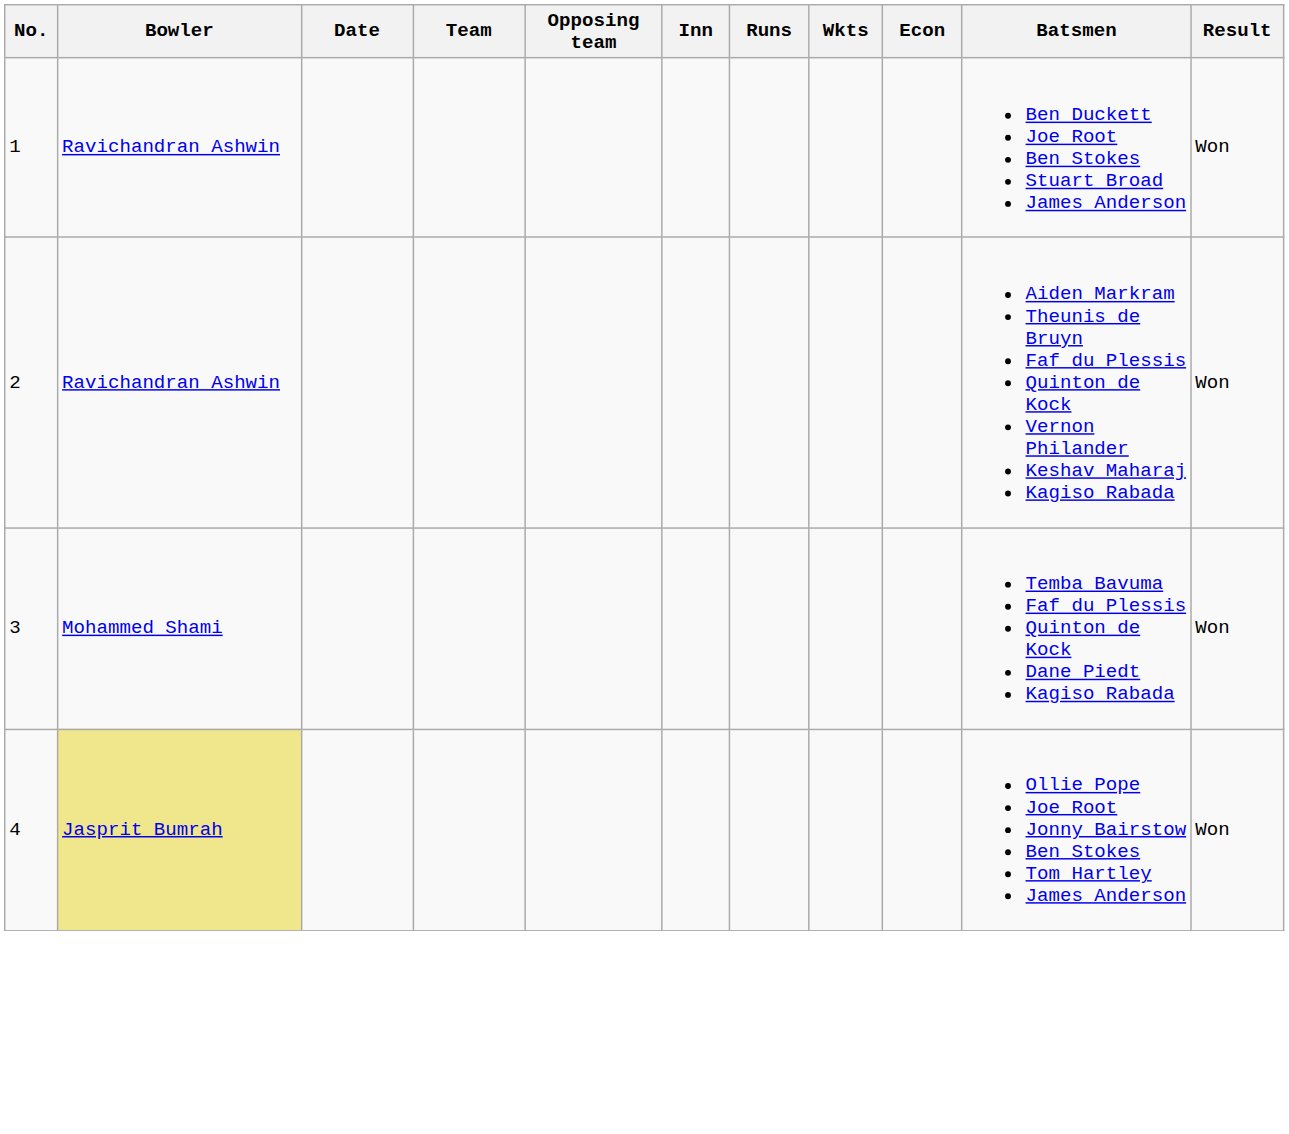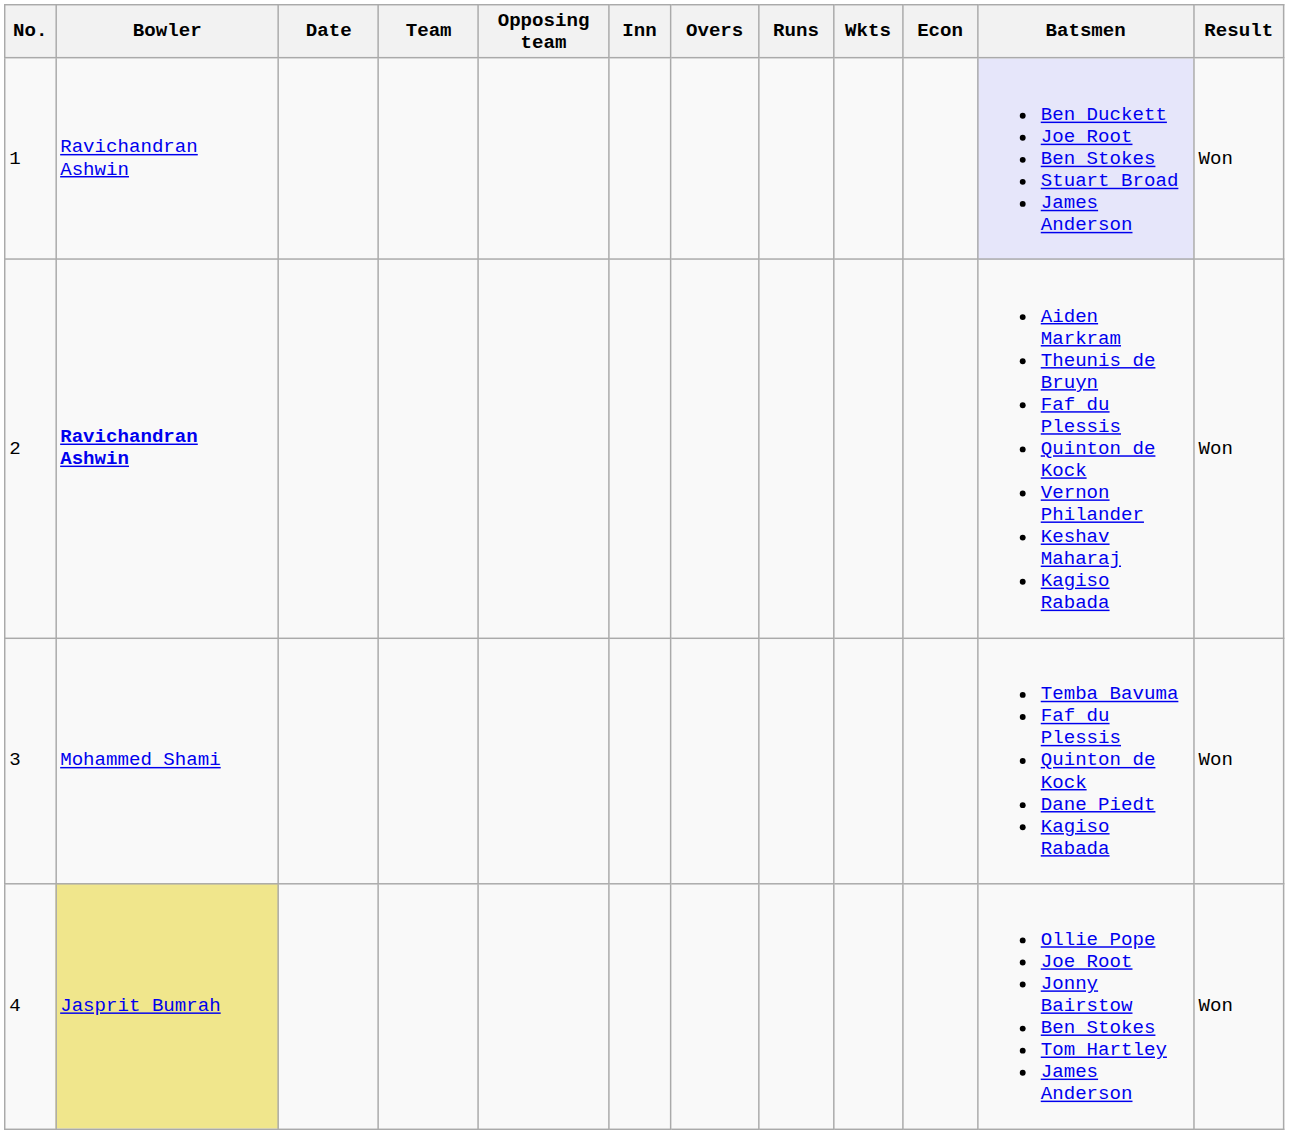+ column: (715, 31)
(1076, 159) no background -> (1086, 170) lavender background
(171, 382) normal -> (129, 449) bold
